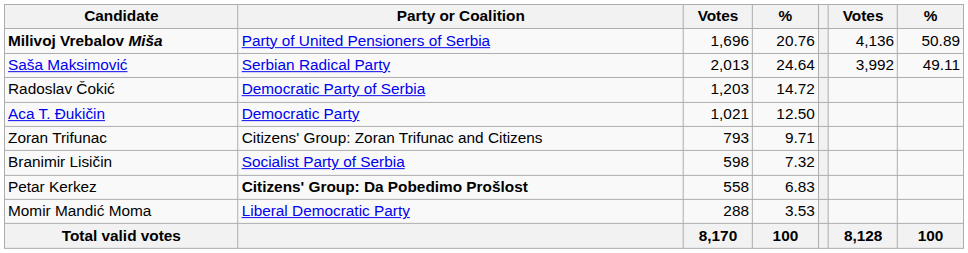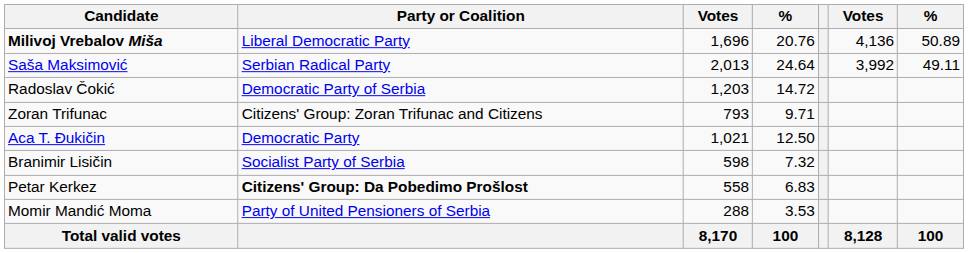(366, 41) Party of United Pensioners of Serbia -> (326, 41) Liberal Democratic Party
rows swapped: (57, 114) <-> (58, 138)
(326, 211) Liberal Democratic Party -> (366, 211) Party of United Pensioners of Serbia
